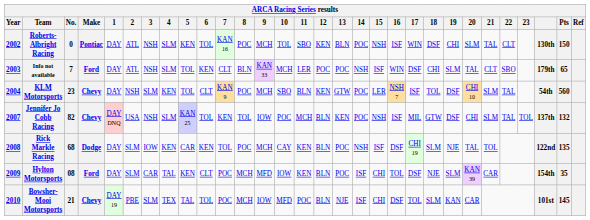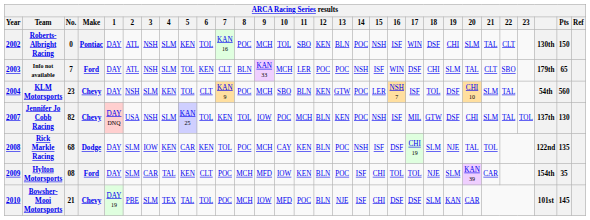(564, 118) 132 -> (564, 118) 130
(415, 174) DSF -> (415, 174) TOL
(415, 200) TOL -> (415, 200) DSF
